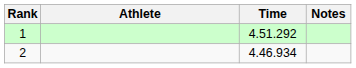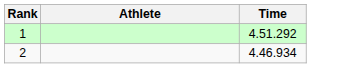- column: (328, 14)
